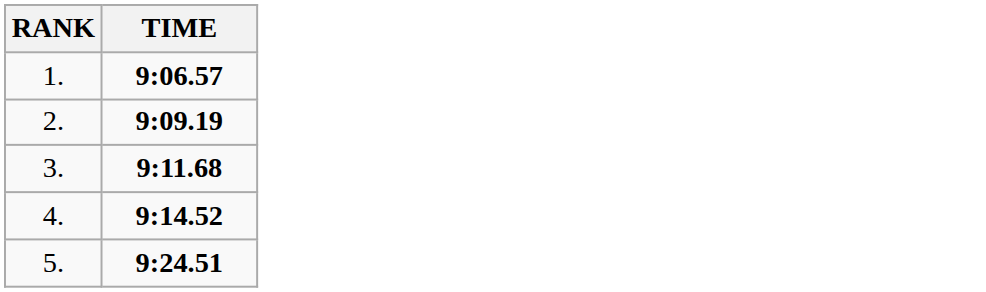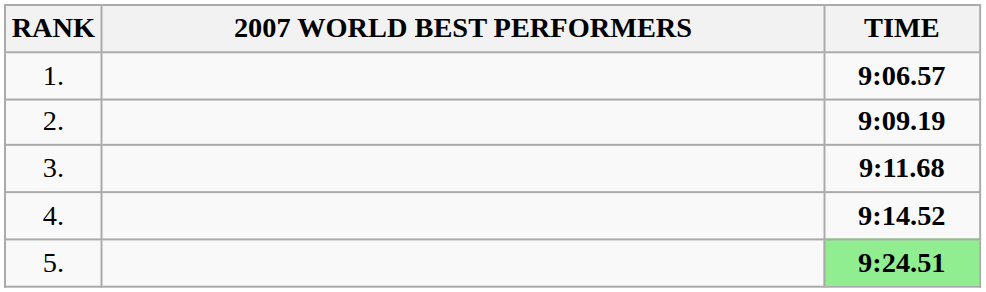+ column: (463, 28)
(179, 262) no background -> (902, 262) lightgreen background
